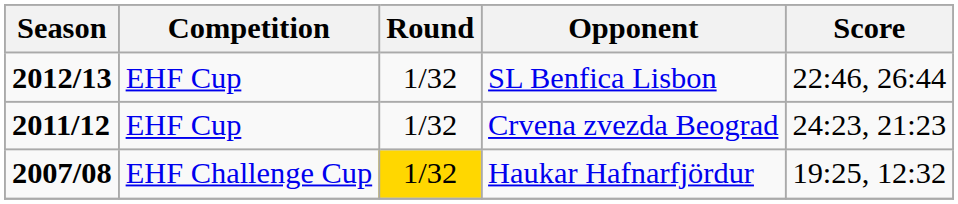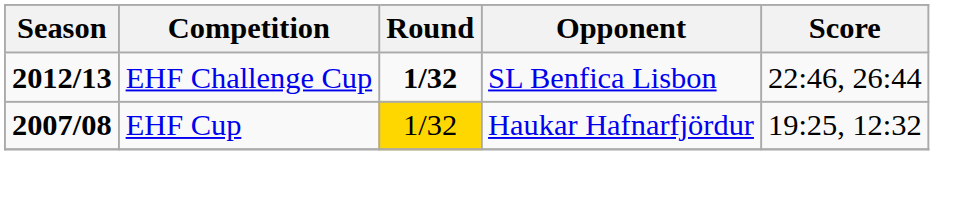(183, 76) EHF Cup -> (249, 76) EHF Challenge Cup
(430, 76) normal -> (430, 76) bold
- row: (633, 125)
(249, 173) EHF Challenge Cup -> (183, 125) EHF Cup
